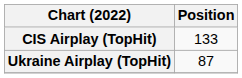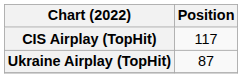(206, 38) 133 -> (206, 38) 117
